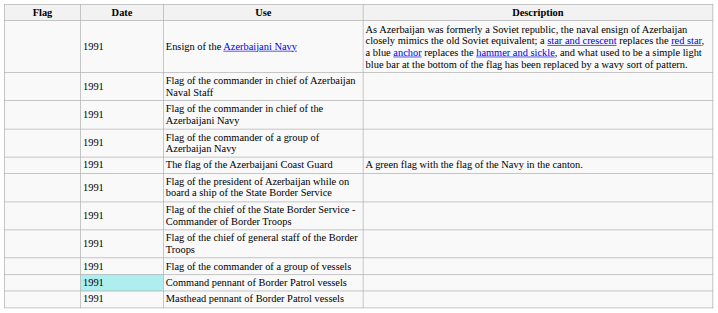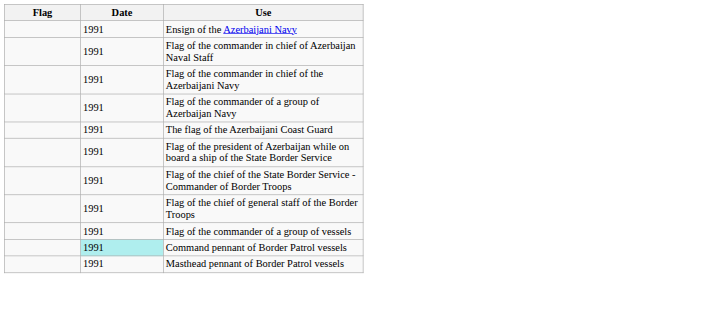- column: (538, 12)
